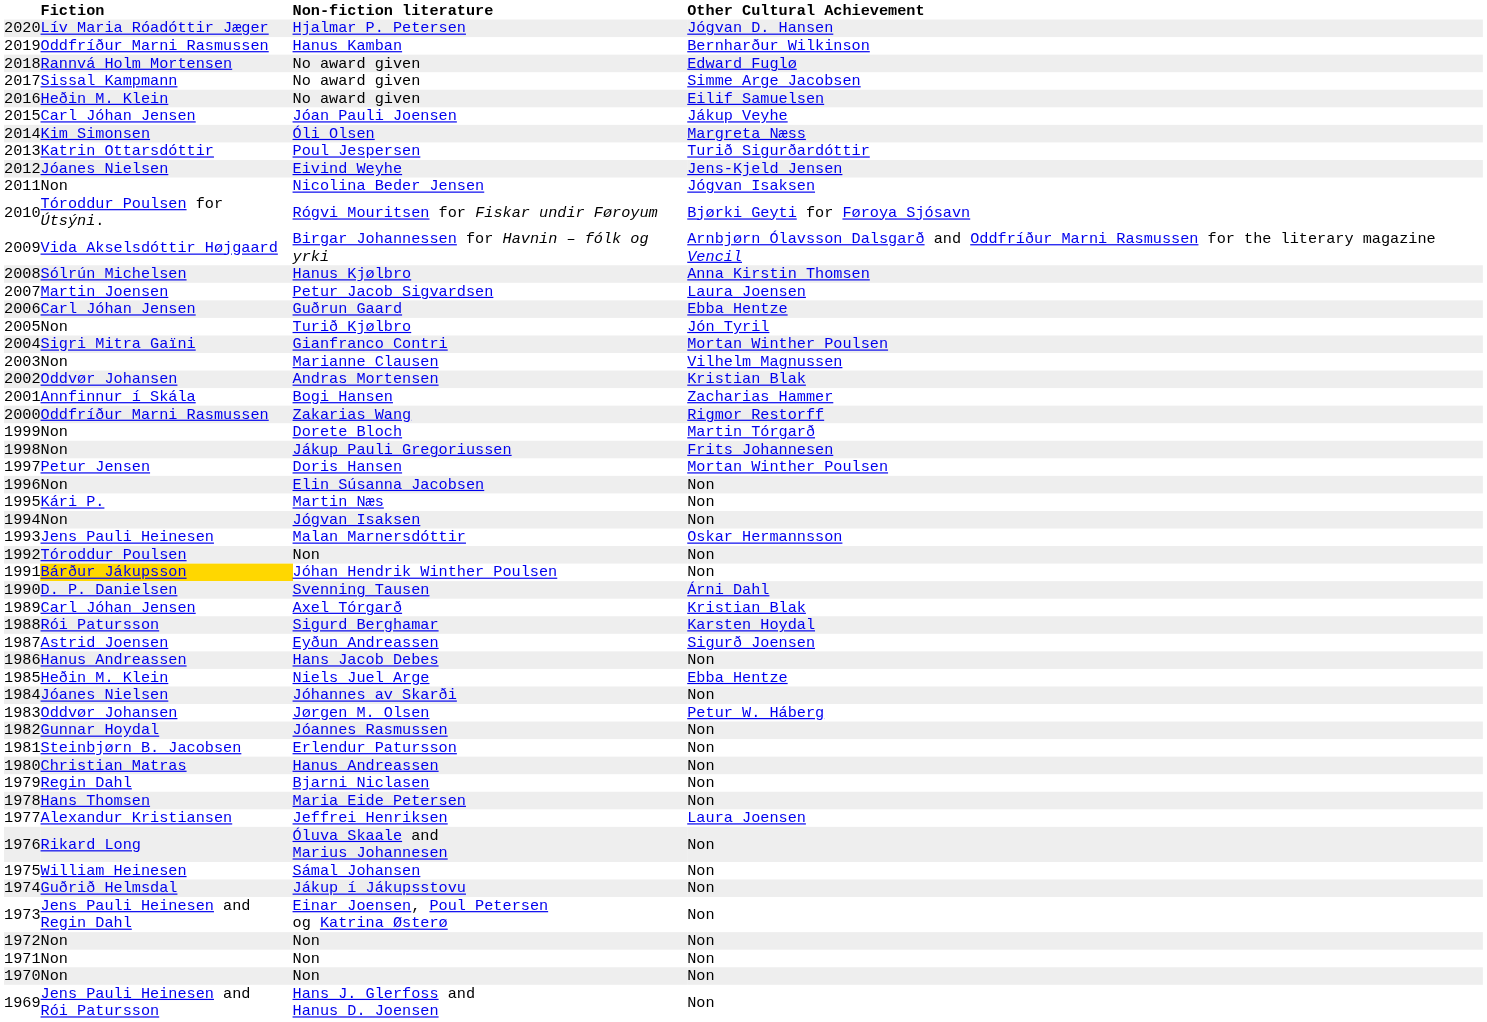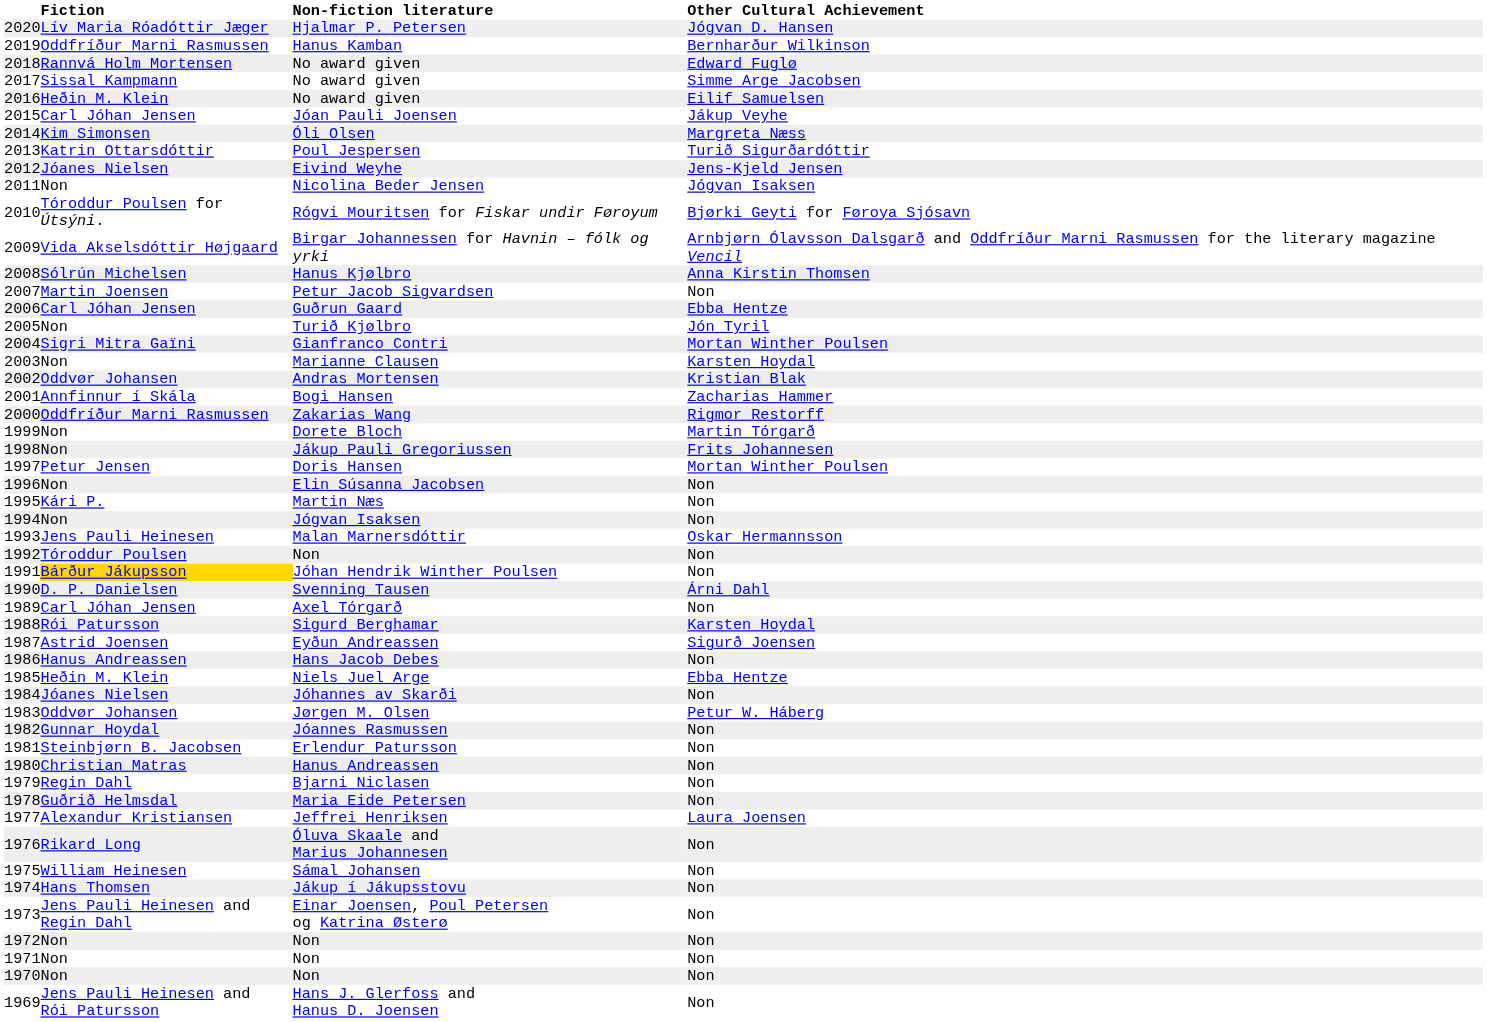(747, 292) Laura Joensen -> (701, 292) Non
(765, 362) Vilhelm Magnussen -> (751, 362) Karsten Hoydal
(747, 607) Kristian Blak -> (701, 607) Non
(95, 801) Hans Thomsen -> (109, 801) Guðrið Helmsdal
(109, 888) Guðrið Helmsdal -> (95, 888) Hans Thomsen
